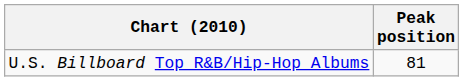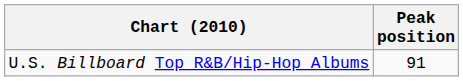(416, 63) 81 -> (416, 63) 91
